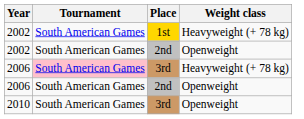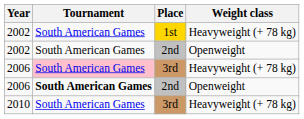(90, 86) normal -> (94, 86) bold
+ row: (19, 104)
- row: (19, 104)
